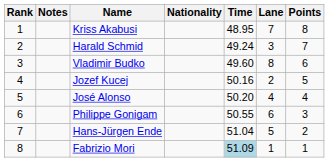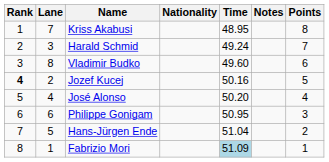columns swapped: (271, 13) <-> (53, 13)
(20, 81) normal -> (20, 81) bold
(240, 115) 50.55 -> (235, 115) 50.95
